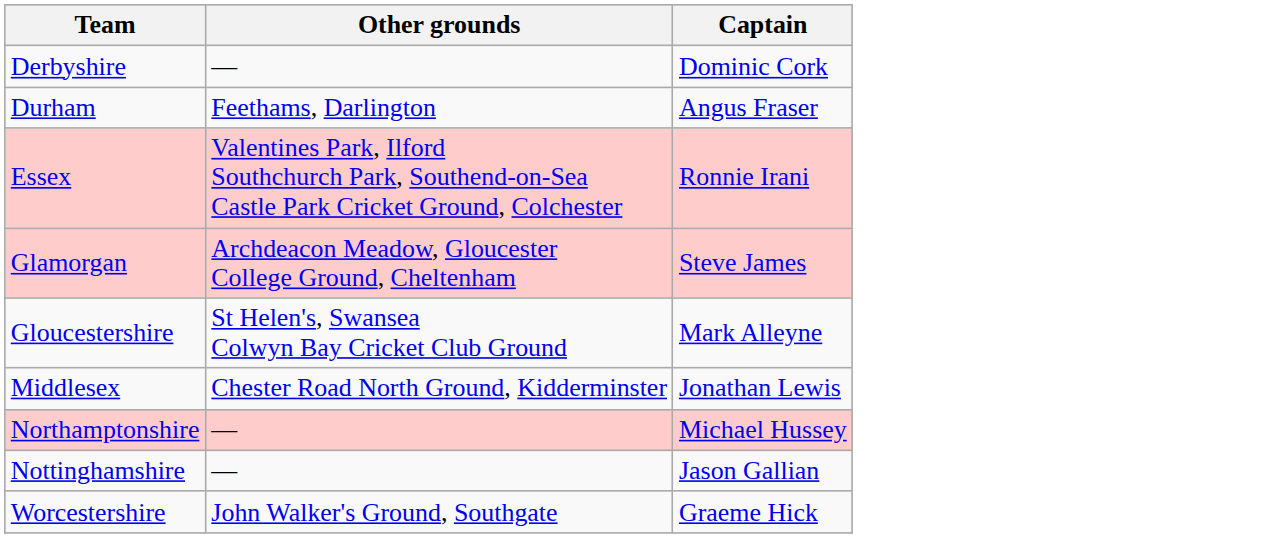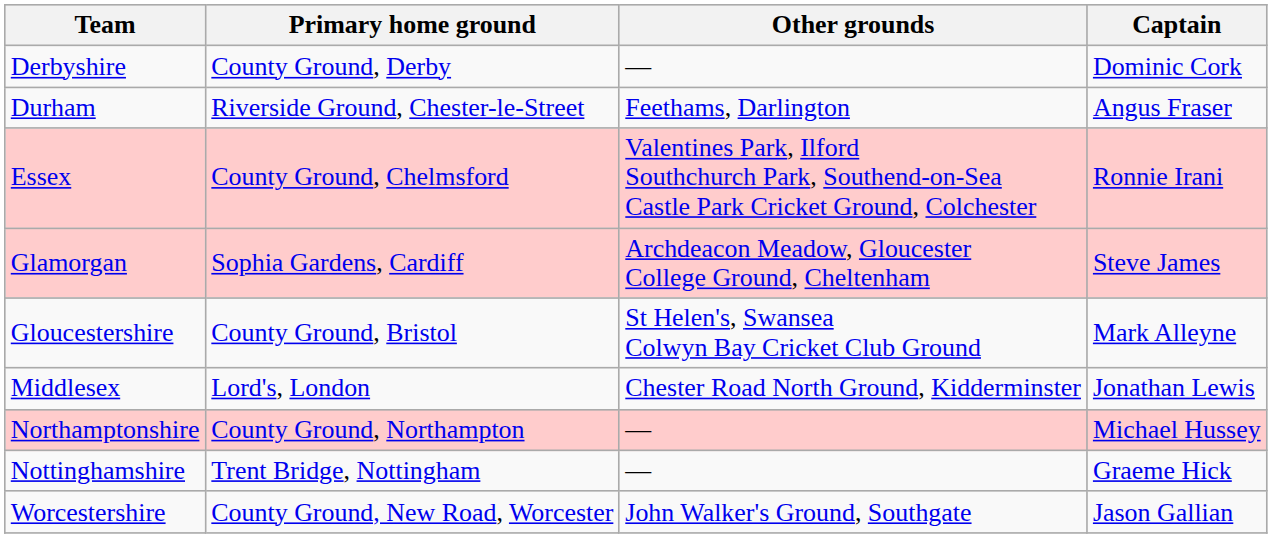+ column: (412, 25)
(749, 470) Jason Gallian -> (1162, 470) Graeme Hick
(748, 511) Graeme Hick -> (1163, 511) Jason Gallian
